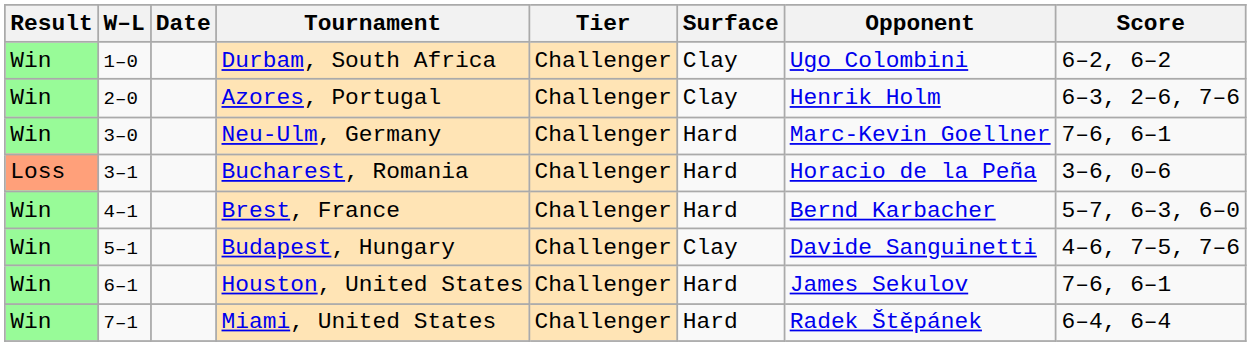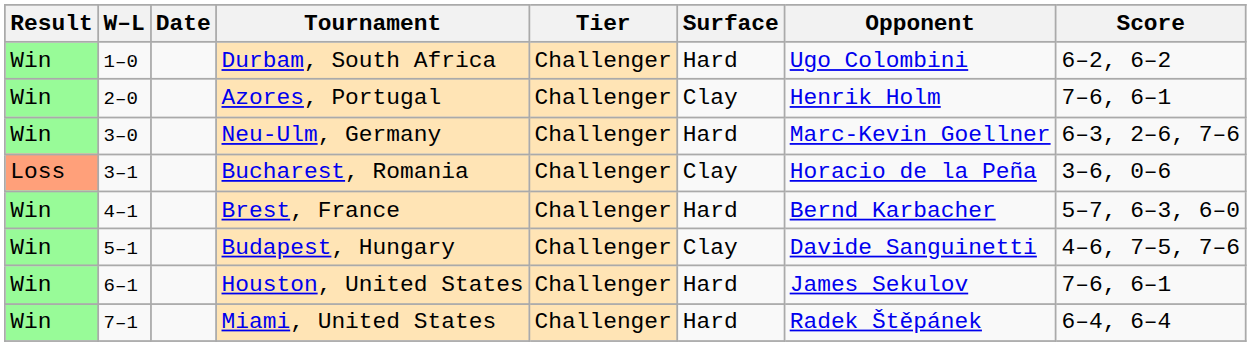(710, 61) Clay -> (710, 61) Hard
(1151, 98) 6–3, 2–6, 7–6 -> (1116, 98) 7–6, 6–1
(1116, 135) 7–6, 6–1 -> (1151, 135) 6–3, 2–6, 7–6
(710, 173) Hard -> (710, 173) Clay
